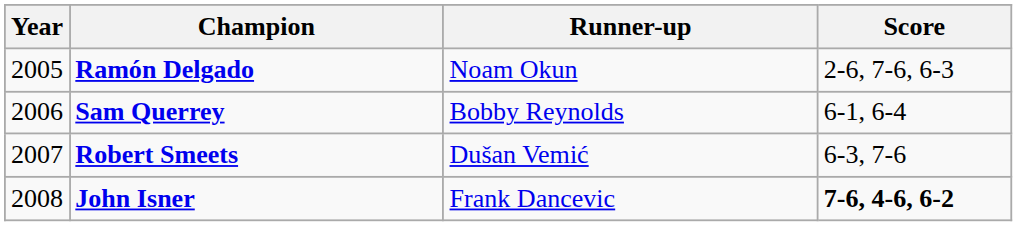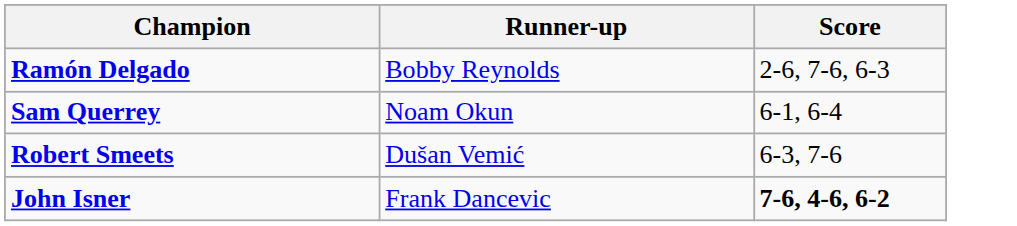- column: (37, 26)
(514, 69) Noam Okun -> (472, 69) Bobby Reynolds
(537, 112) Bobby Reynolds -> (449, 112) Noam Okun
